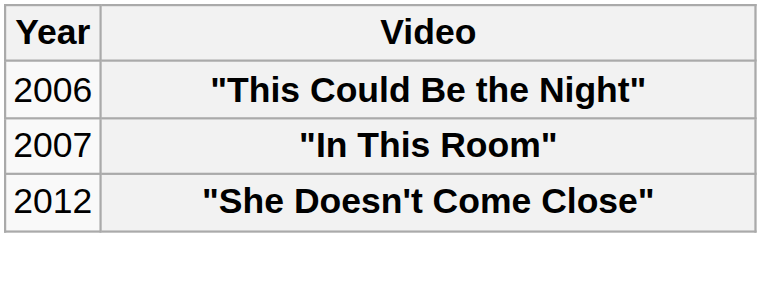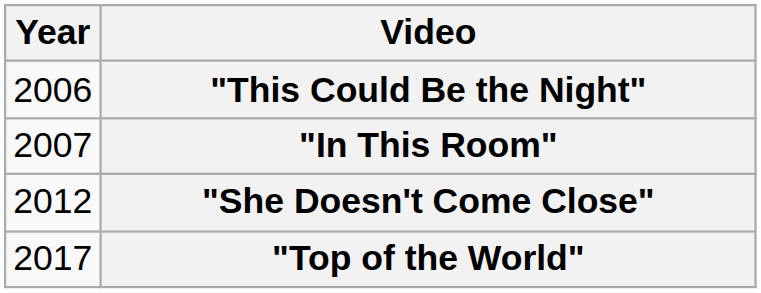+ row: (428, 257)
